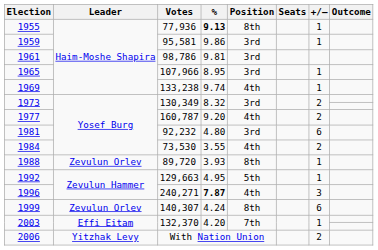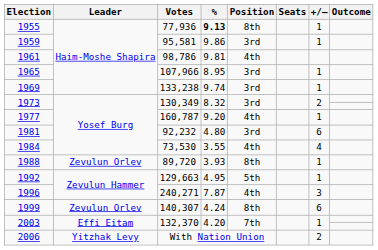(252, 57) 3rd -> (252, 57) 4th
(252, 87) 4th -> (252, 87) 3rd
(319, 117) 2 -> (319, 117) 1
(319, 147) 2 -> (319, 147) 4
(214, 192) bold -> (214, 192) normal
